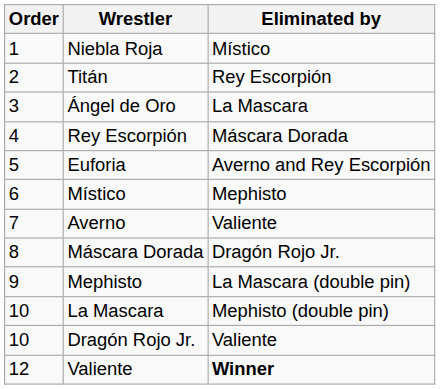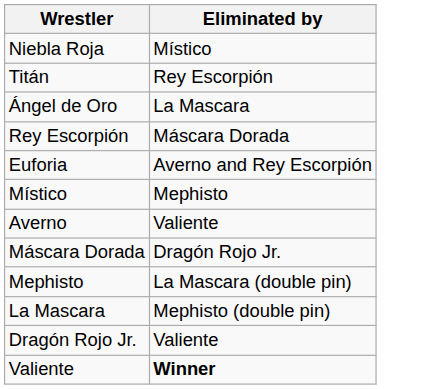- column: (34, 19)
